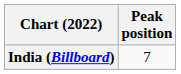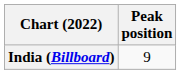(147, 57) 7 -> (147, 57) 9
